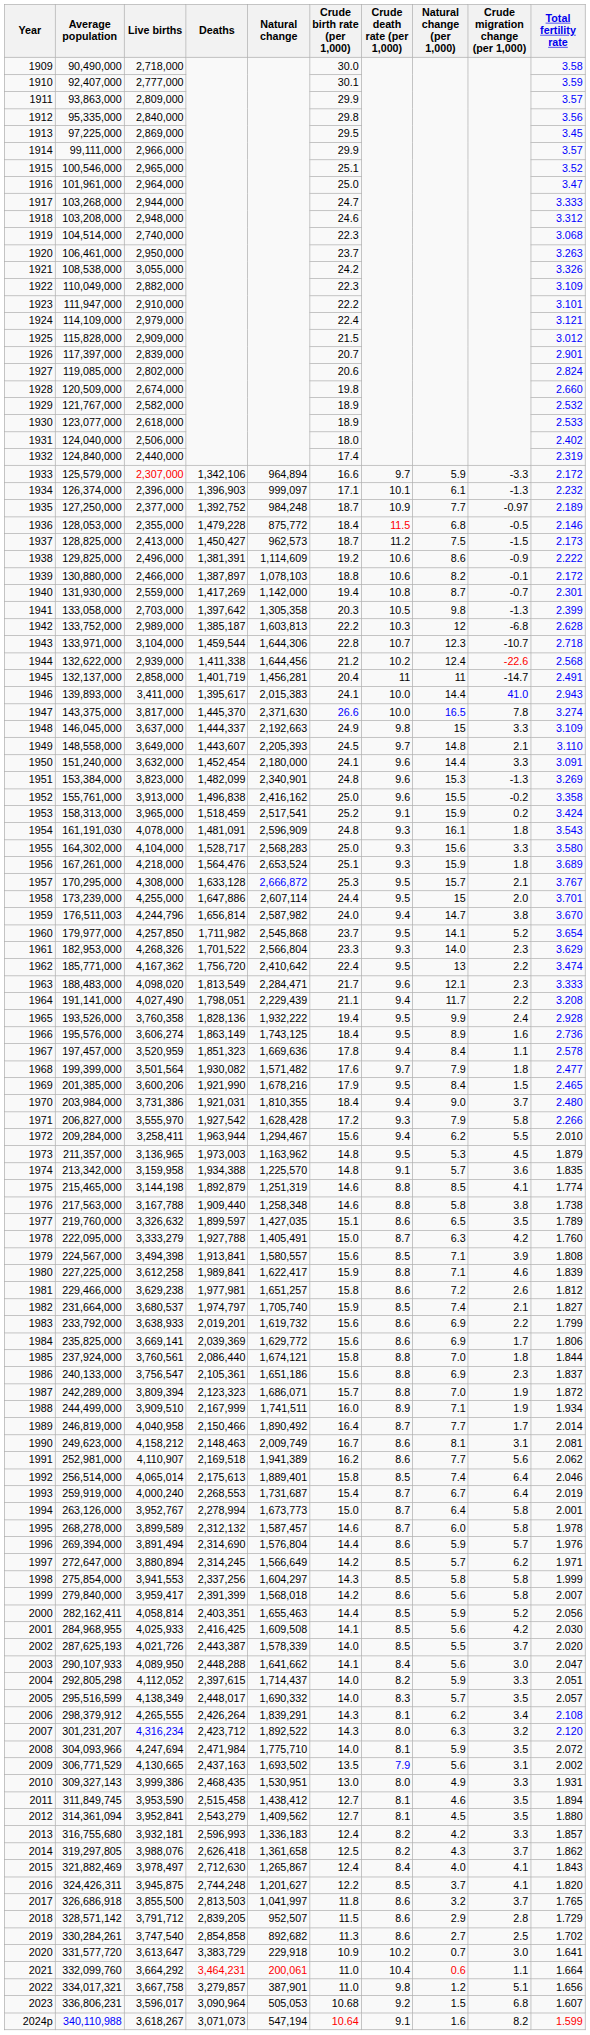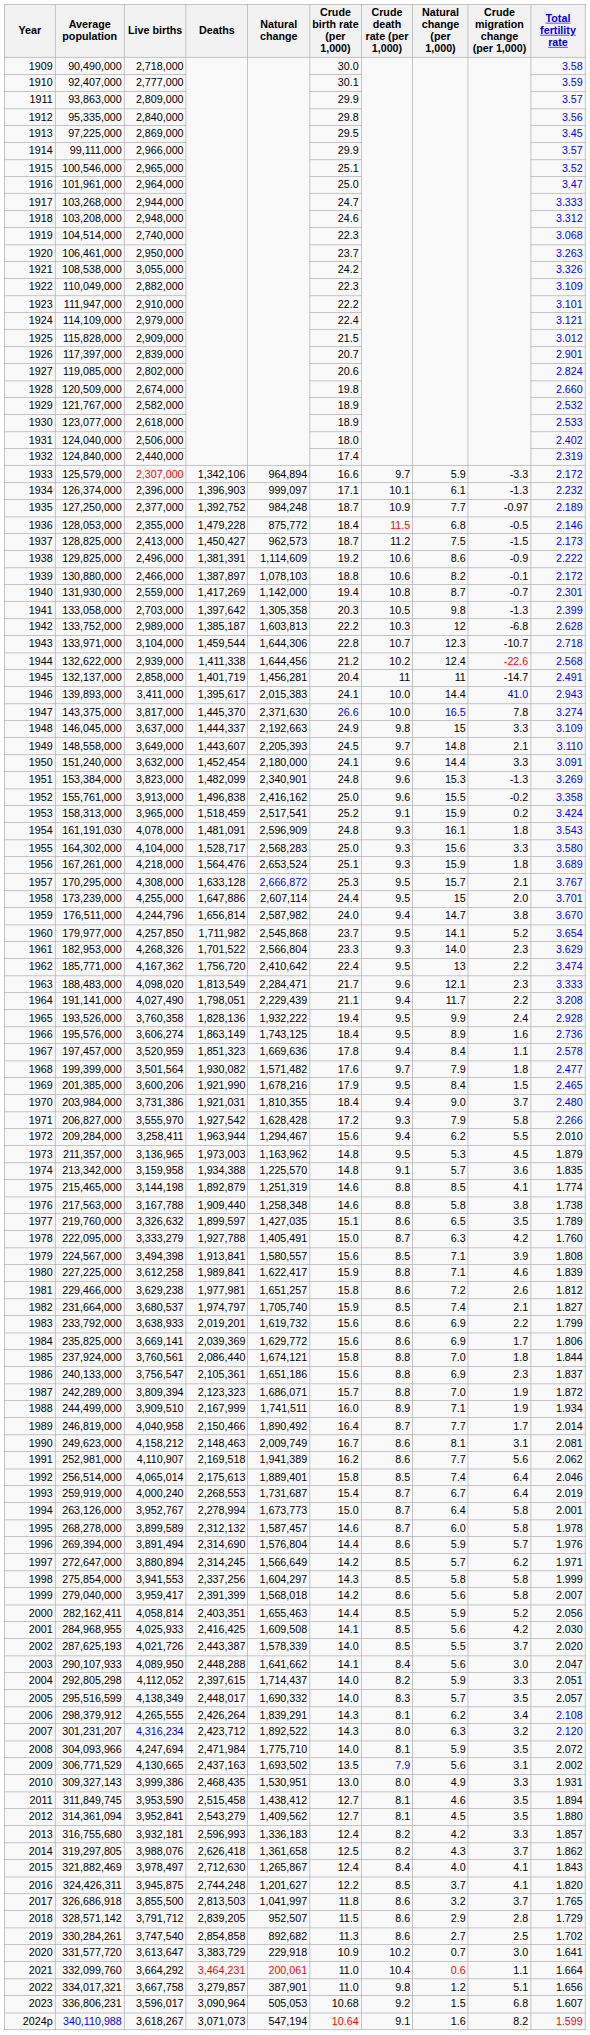(92, 916) 176,511,003 -> (92, 916) 176,511,000
(92, 1596) 279,840,000 -> (92, 1596) 279,040,000
